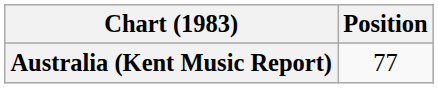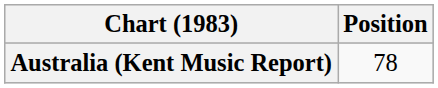(385, 62) 77 -> (385, 62) 78
